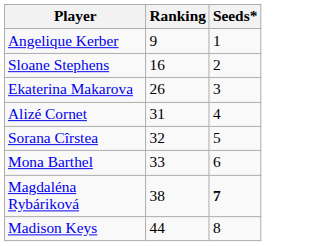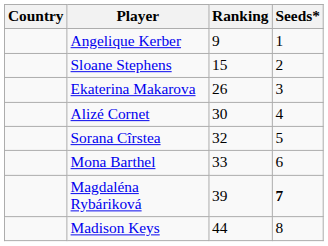+ column: (36, 16)
(157, 65) 16 -> (220, 65) 15
(157, 114) 31 -> (220, 114) 30
(157, 195) 38 -> (220, 195) 39
